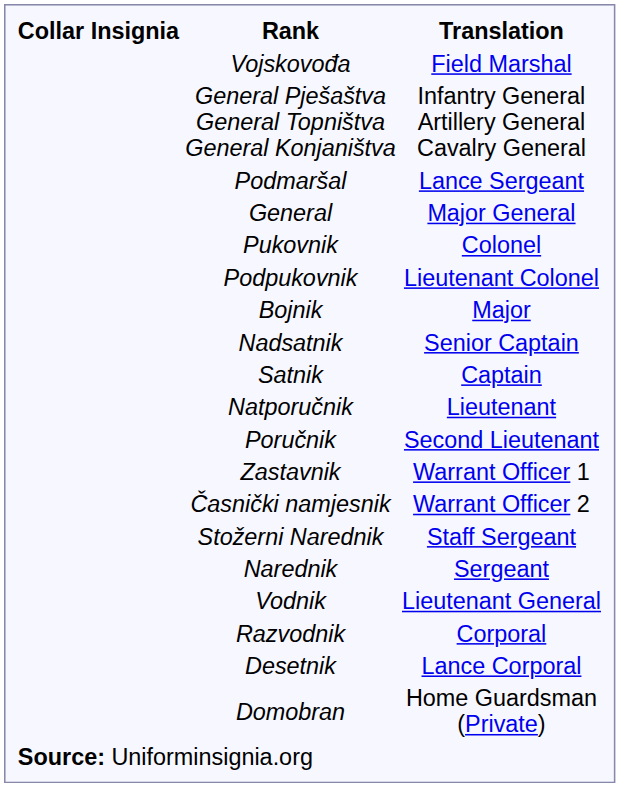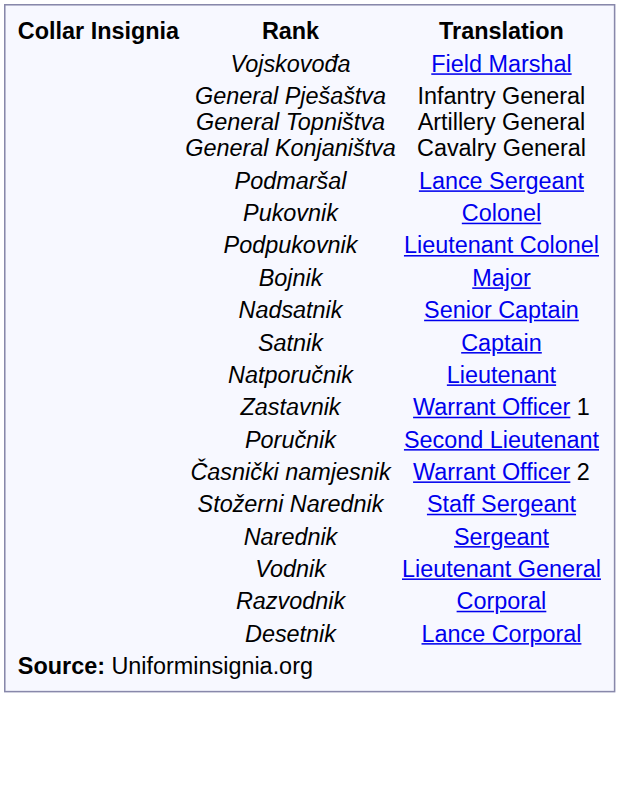- row: (291, 213)
rows swapped: (291, 439) <-> (291, 471)
- row: (291, 711)
